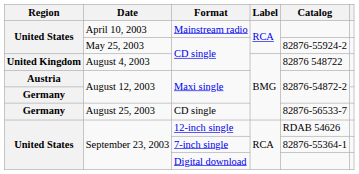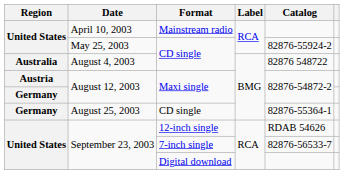(44, 62) United Kingdom -> (36, 62) Australia
(315, 111) 82876-56533-7 -> (300, 111) 82876-55364-1
(315, 144) 82876-55364-1 -> (300, 144) 82876-56533-7
